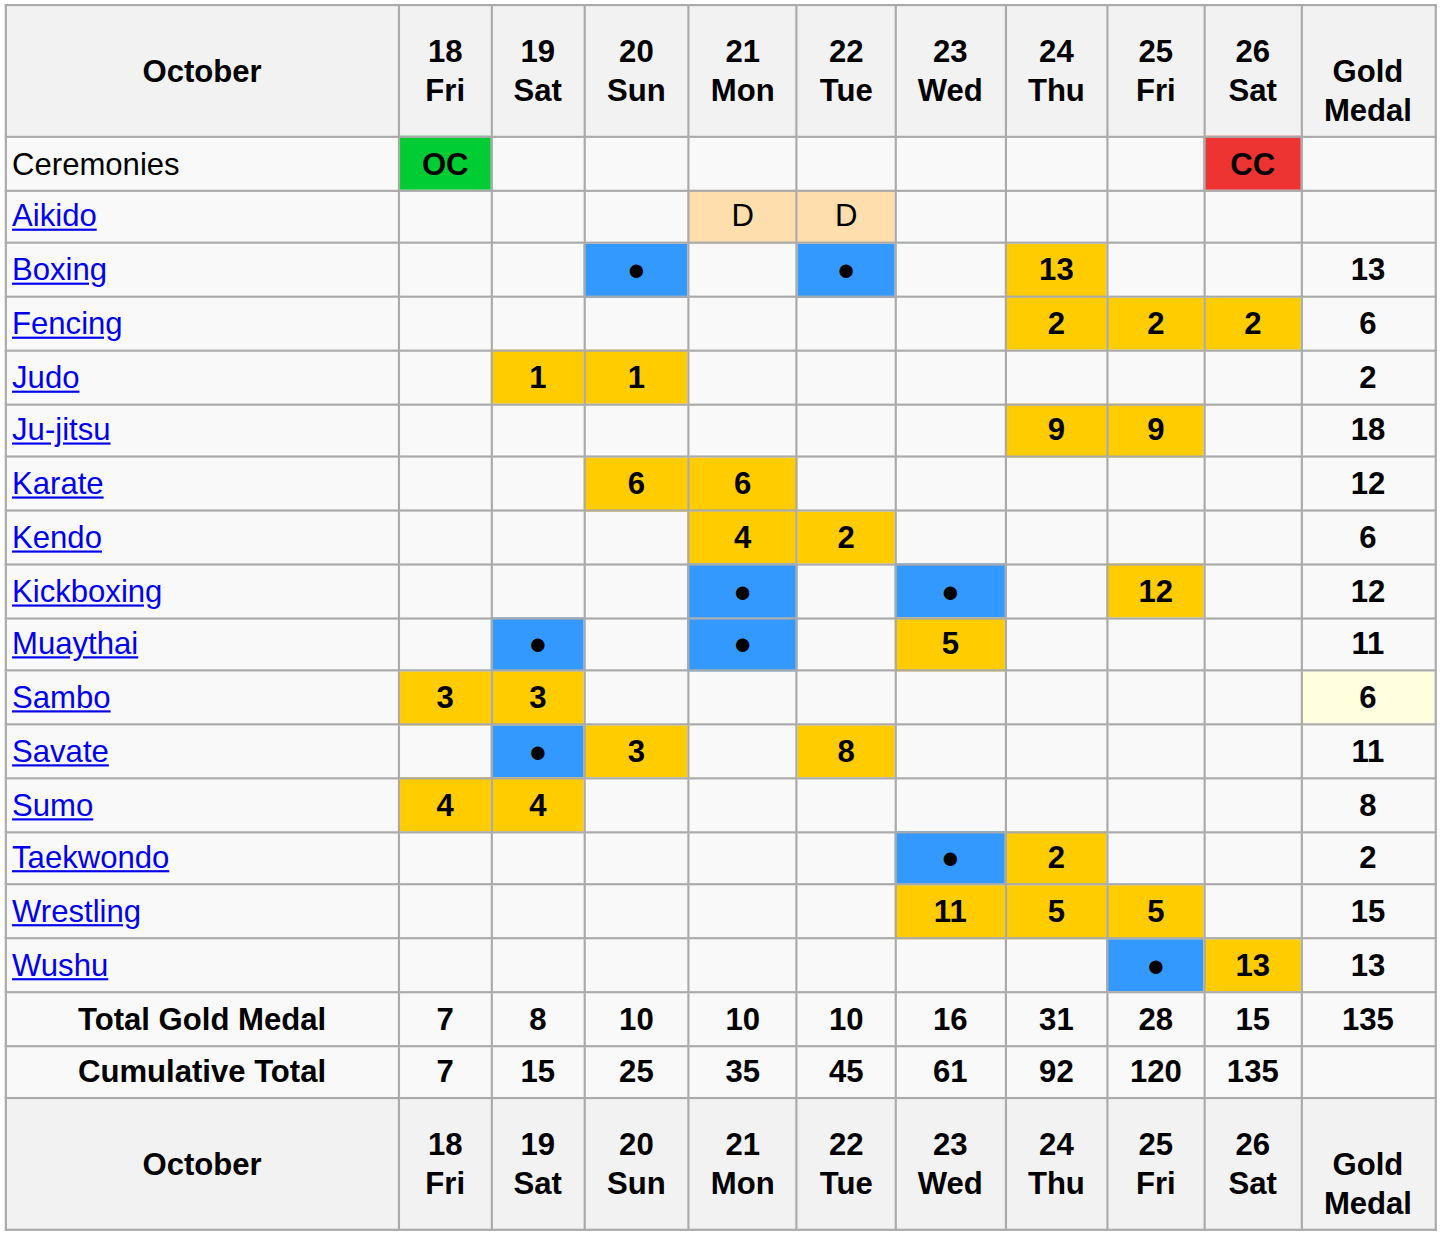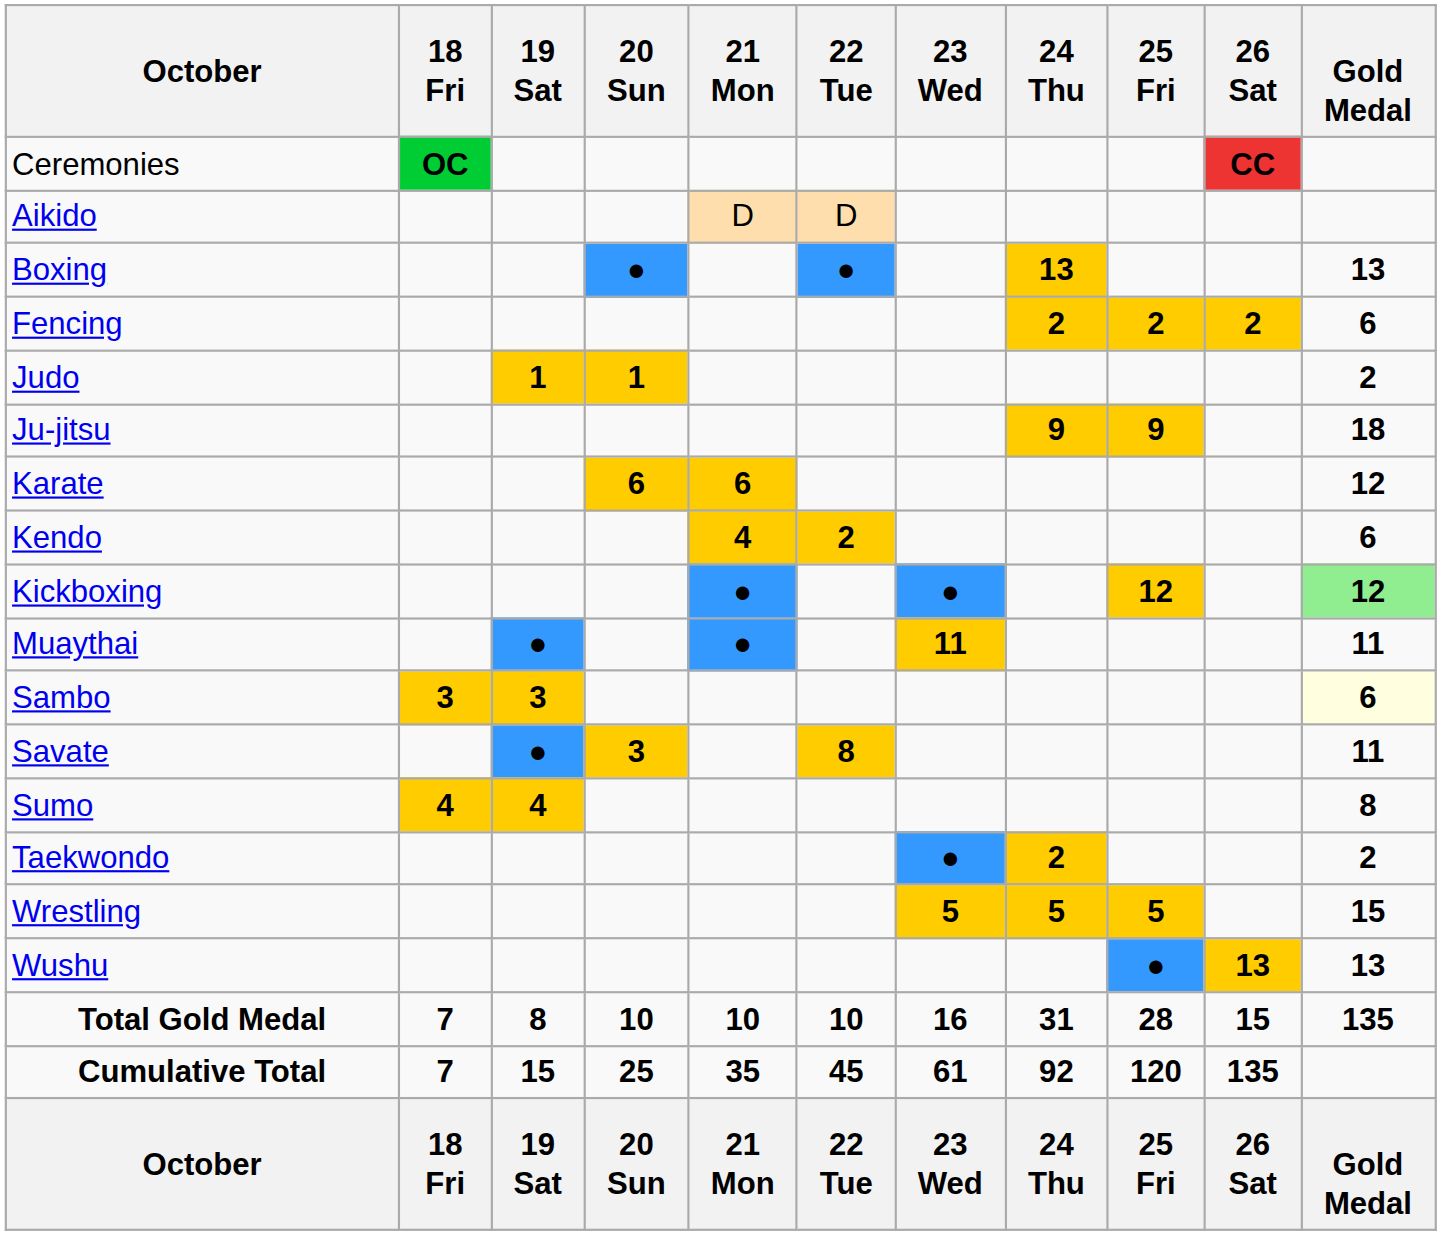(1368, 591) no background -> (1368, 591) lightgreen background
(950, 644) 5 -> (950, 644) 11
(950, 911) 11 -> (950, 911) 5
